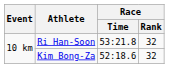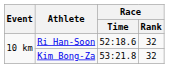(118, 41) 53:21.8 -> (118, 41) 52:18.6
(118, 56) 52:18.6 -> (118, 56) 53:21.8
